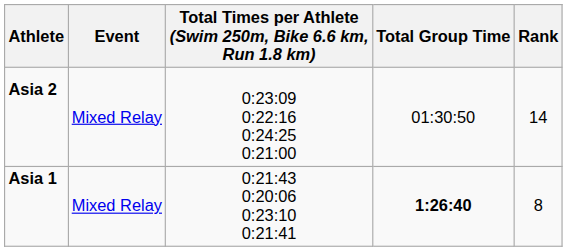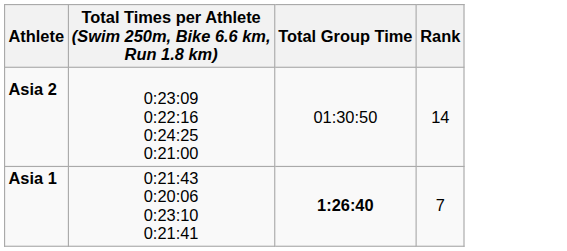- column: (117, 36)
(538, 207) 8 -> (440, 207) 7
